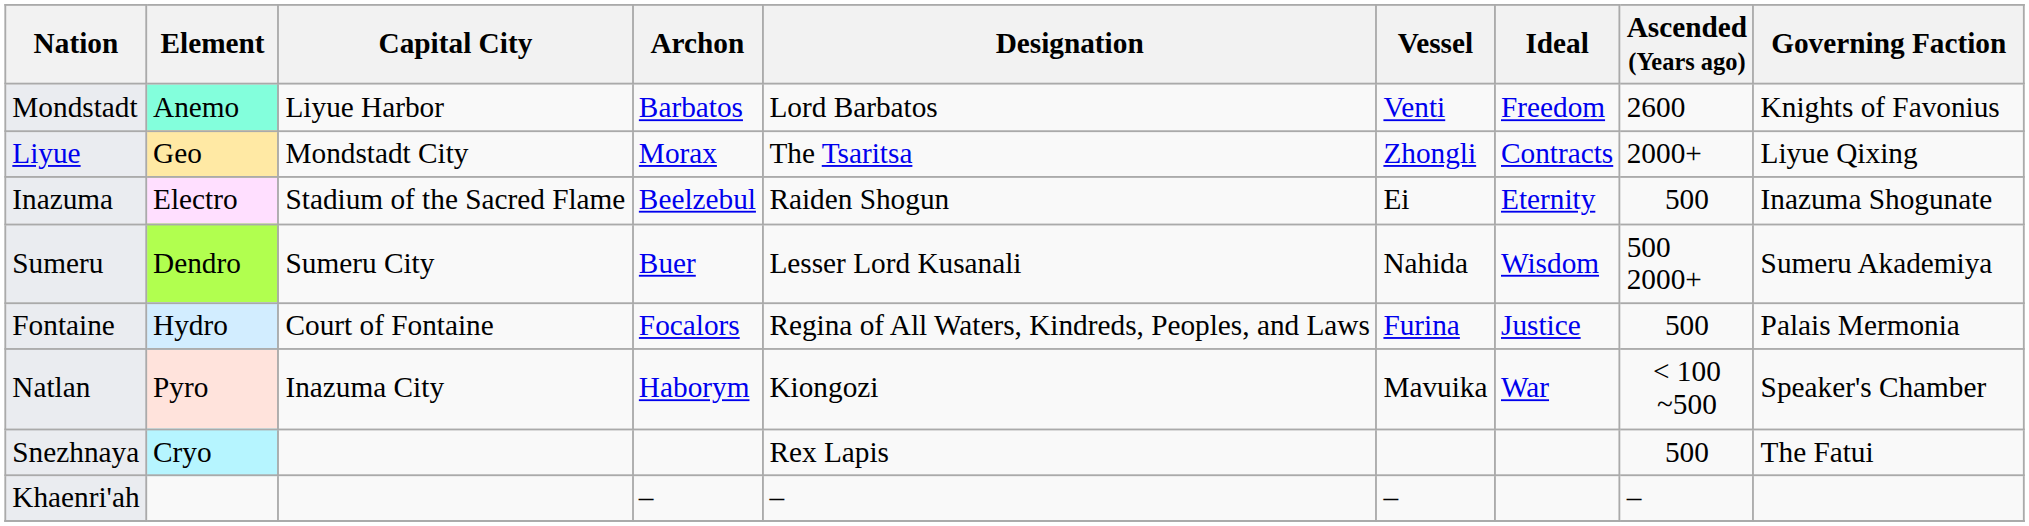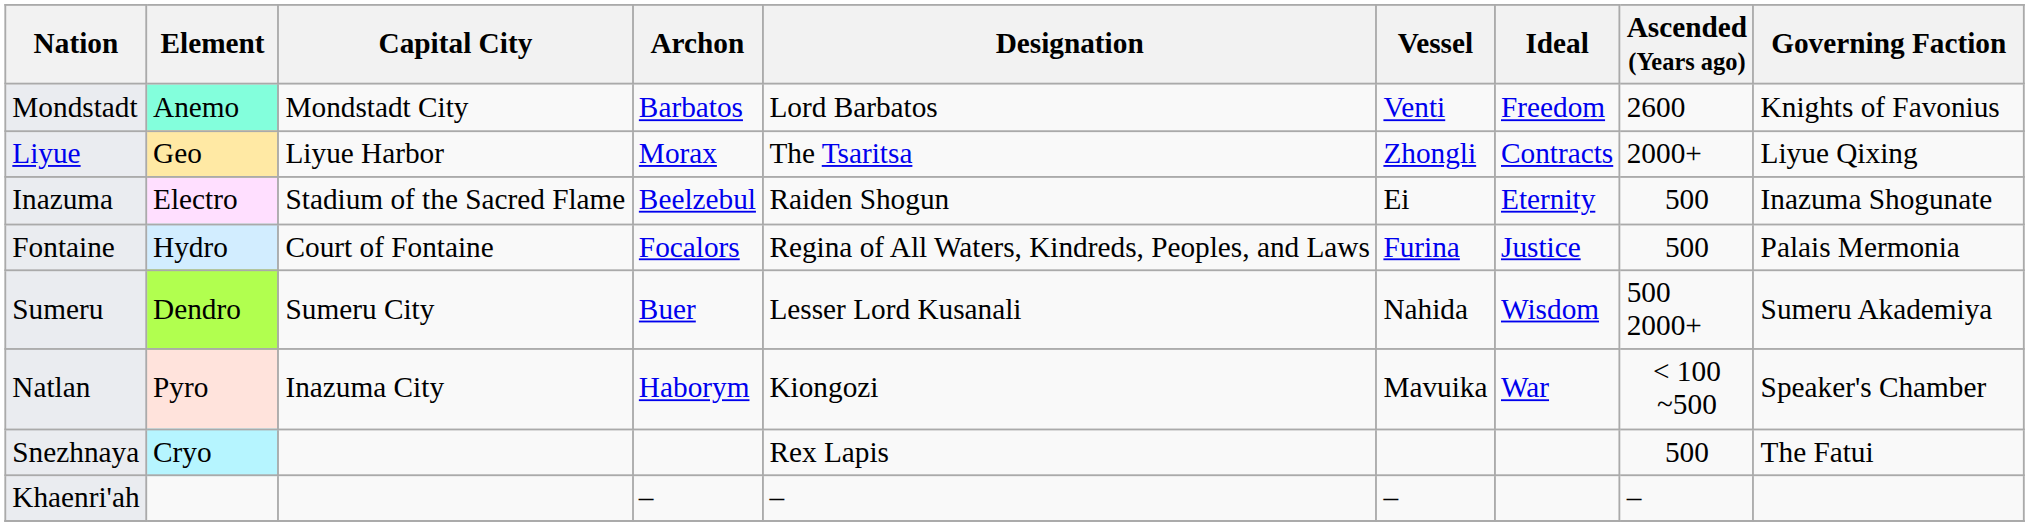(365, 107) Liyue Harbor -> (377, 107) Mondstadt City
(377, 153) Mondstadt City -> (365, 153) Liyue Harbor
rows swapped: (58, 262) <-> (64, 325)
